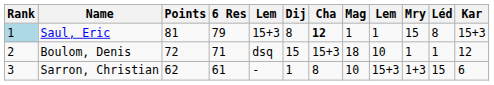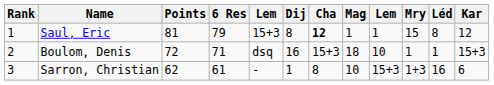(11, 33) lightblue background -> (11, 33) no background
(472, 33) 15+3 -> (465, 33) 12
(292, 52) 15 -> (292, 52) 16
(465, 52) 12 -> (472, 52) 15+3
(438, 70) 15 -> (438, 70) 16
